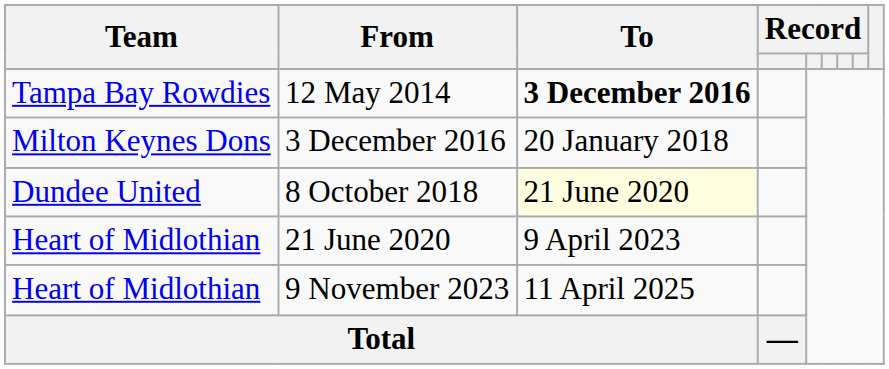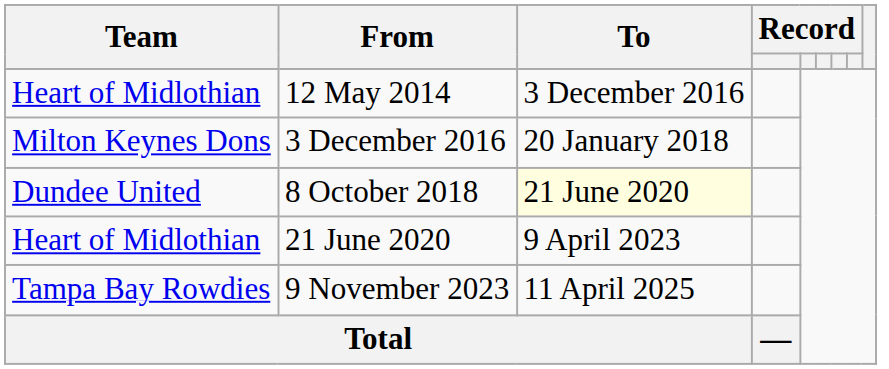(141, 92) Tampa Bay Rowdies -> (136, 92) Heart of Midlothian
(637, 92) bold -> (634, 92) normal
(136, 289) Heart of Midlothian -> (141, 289) Tampa Bay Rowdies
